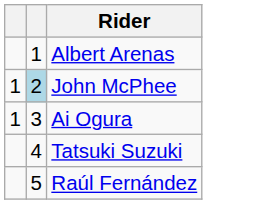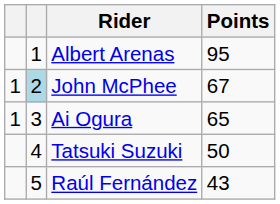+ column: (238, 21)
